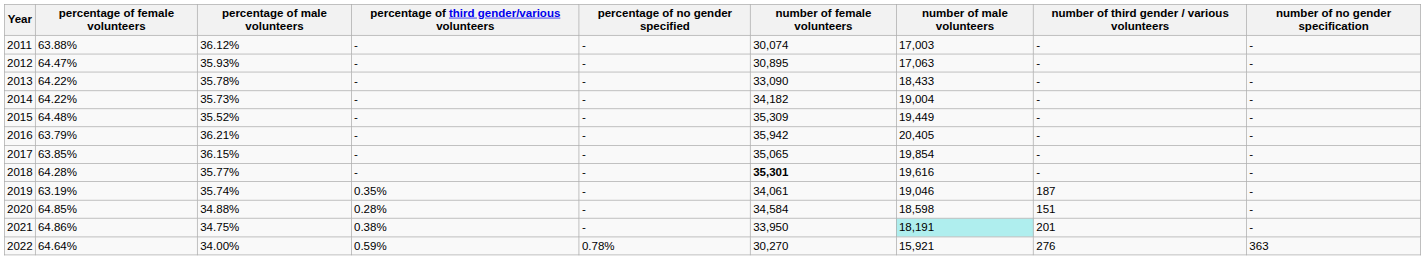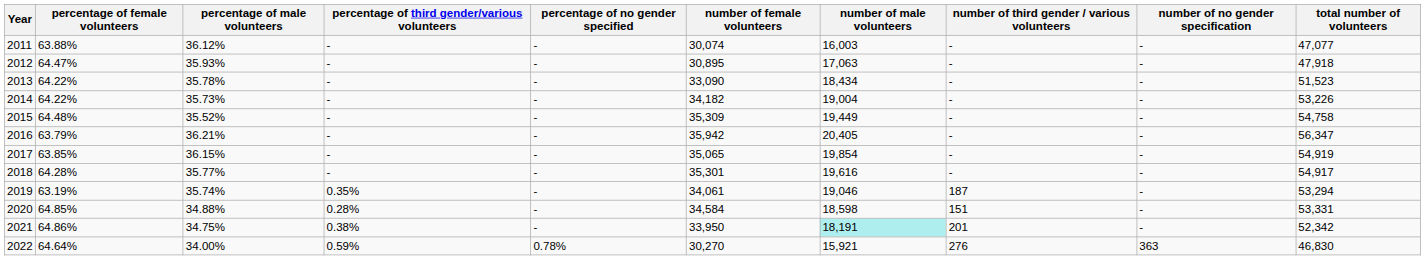+ column: (1358, 20)
(917, 44) 17,003 -> (840, 44) 16,003
(917, 81) 18,433 -> (840, 81) 18,434
(771, 172) bold -> (707, 172) normal
